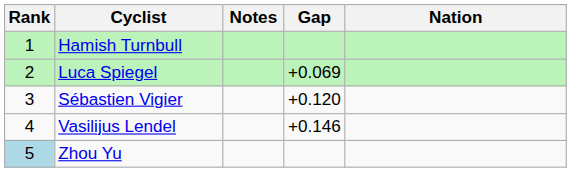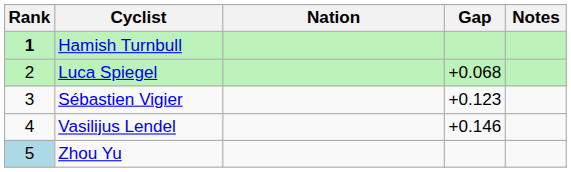columns swapped: (456, 18) <-> (253, 18)
(29, 45) normal -> (29, 45) bold
(314, 72) +0.069 -> (475, 72) +0.068
(314, 99) +0.120 -> (475, 99) +0.123
